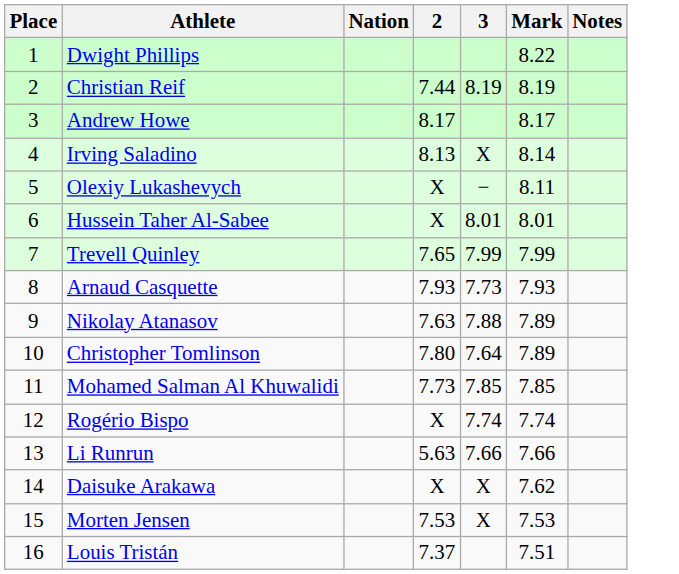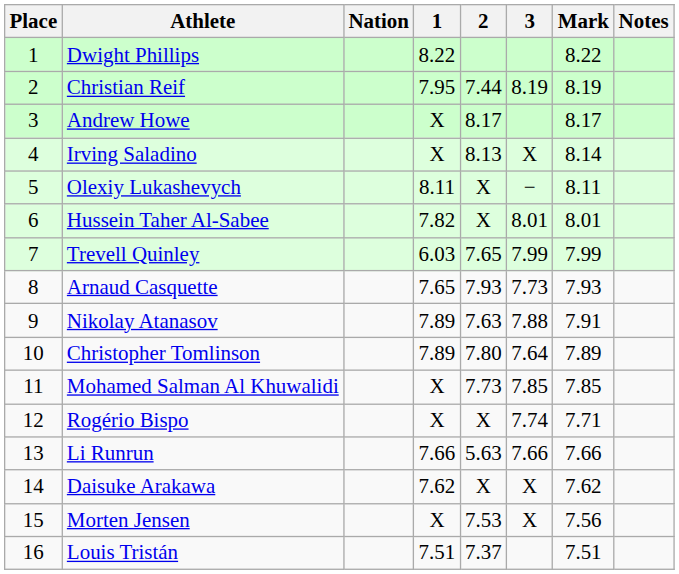+ column: (437, 21)
(537, 320) 7.89 -> (583, 320) 7.91
(537, 420) 7.74 -> (583, 420) 7.71
(537, 519) 7.53 -> (583, 519) 7.56
